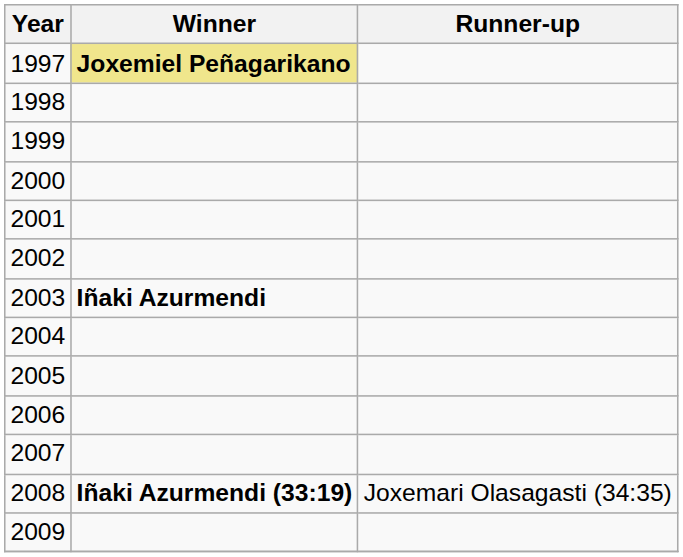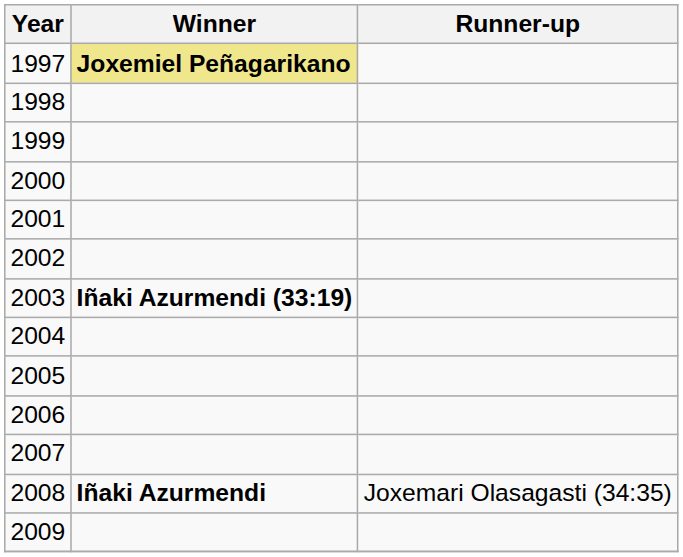(171, 297) Iñaki Azurmendi -> (214, 297) Iñaki Azurmendi (33:19)
(214, 492) Iñaki Azurmendi (33:19) -> (171, 492) Iñaki Azurmendi
